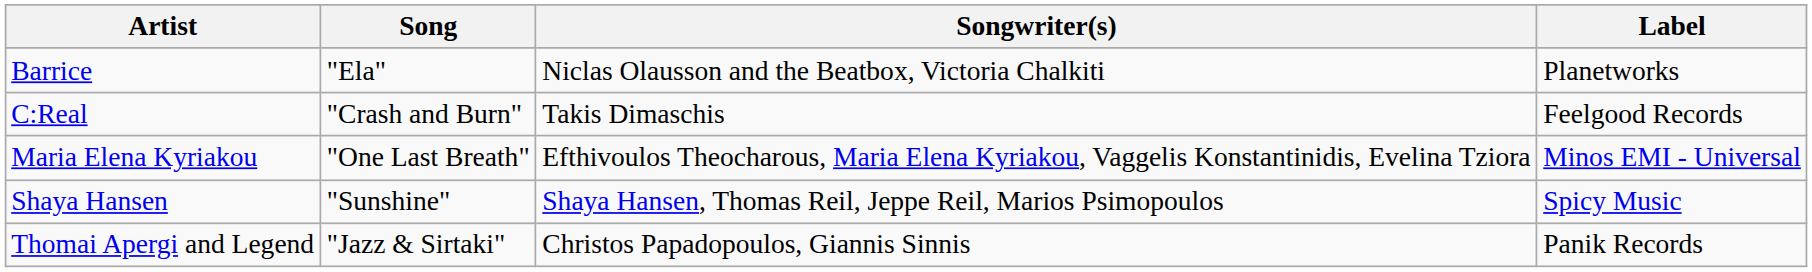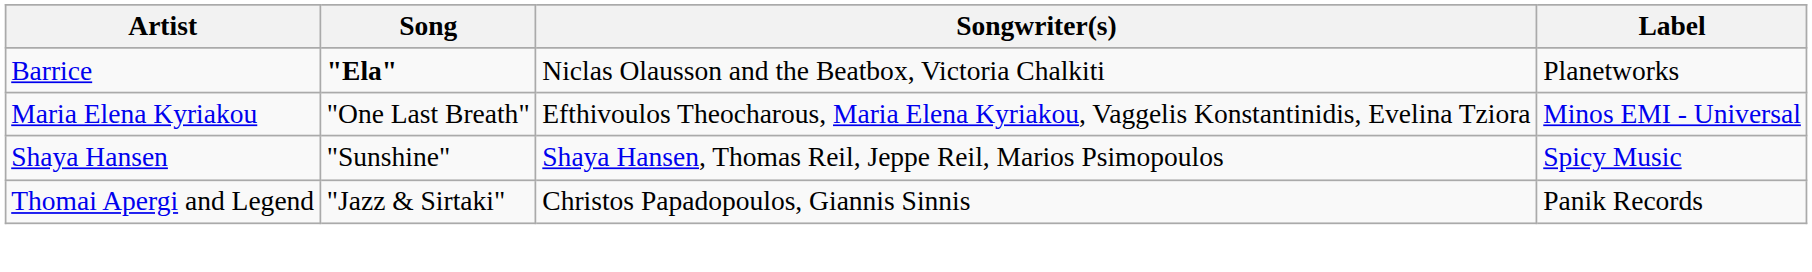(356, 69) normal -> (362, 69) bold
- row: (49, 113)
